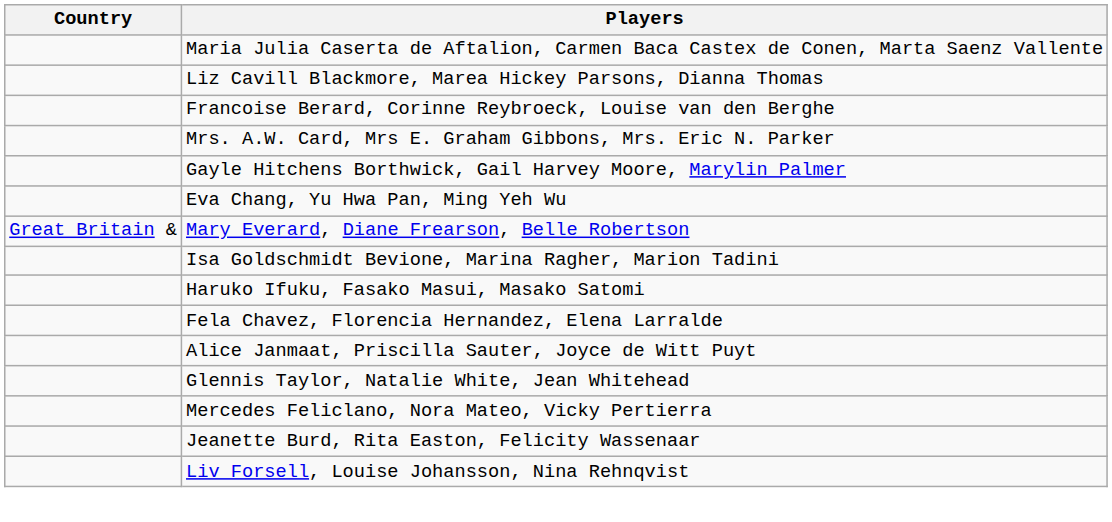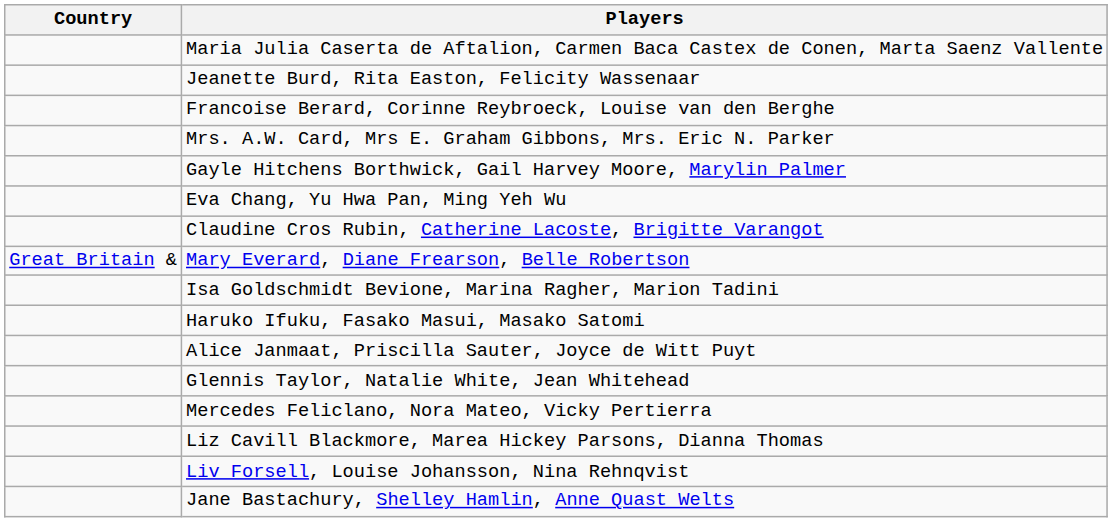rows swapped: (505, 80) <-> (443, 442)
+ row: (505, 231)
- row: (454, 321)
+ row: (460, 502)
